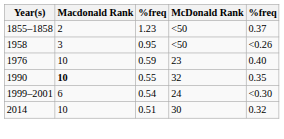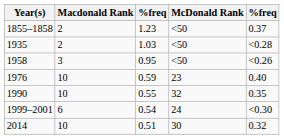+ row: (17, 45)
(63, 77) bold -> (63, 93) normal
